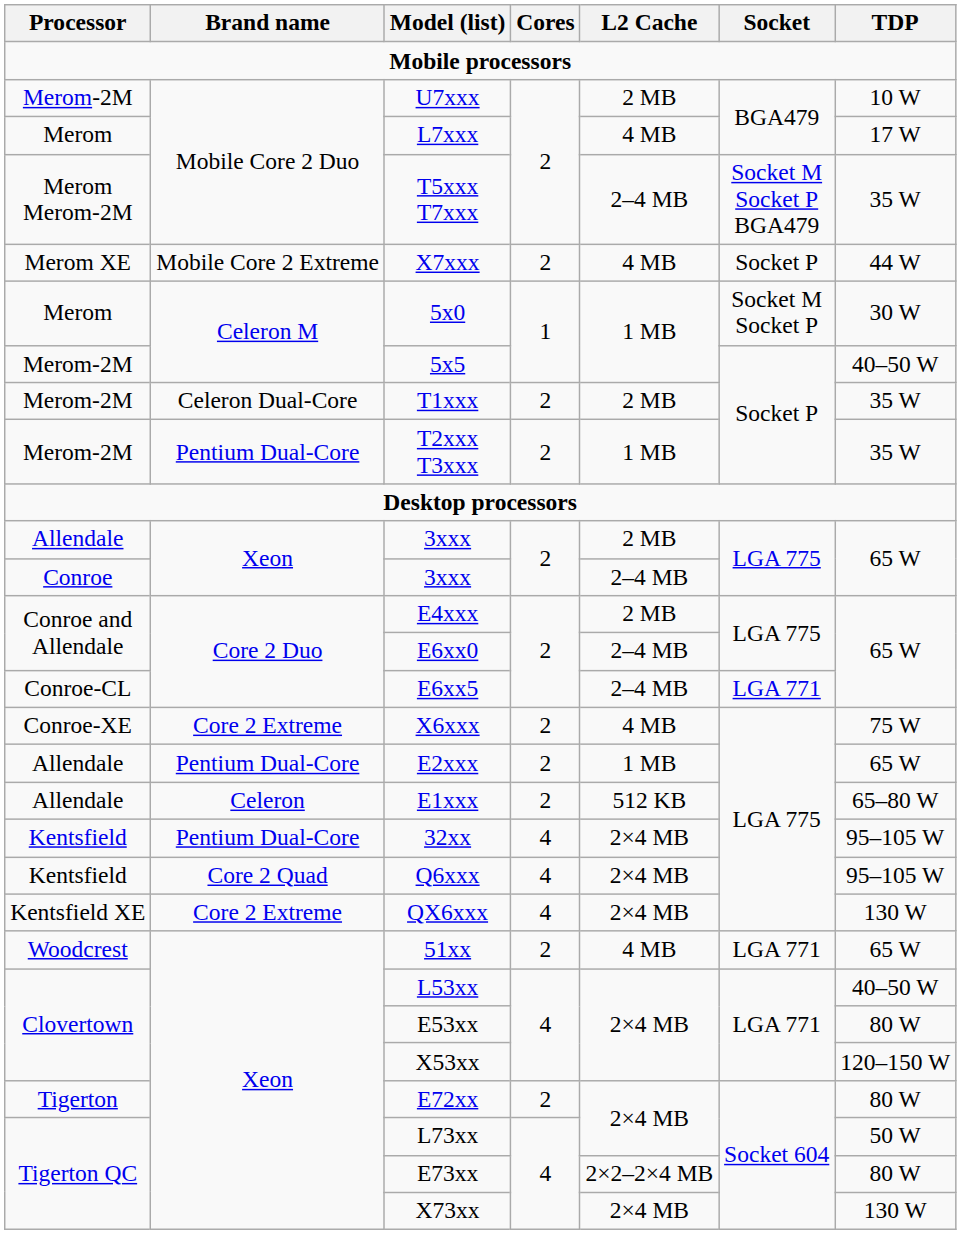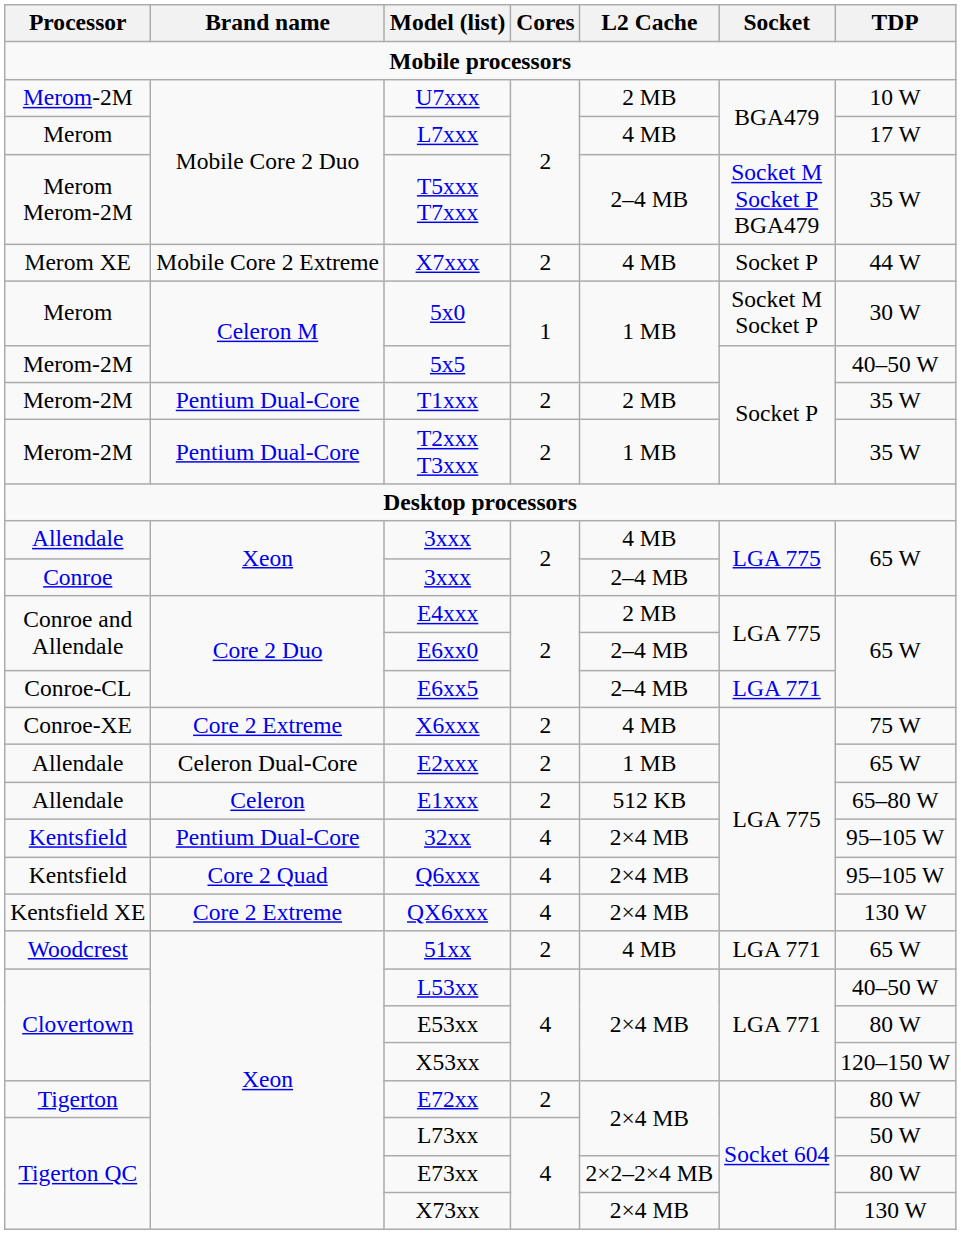(268, 400) Celeron Dual-Core -> (268, 400) Pentium Dual-Core
(649, 539) 2 MB -> (649, 539) 4 MB
(268, 763) Pentium Dual-Core -> (268, 763) Celeron Dual-Core
